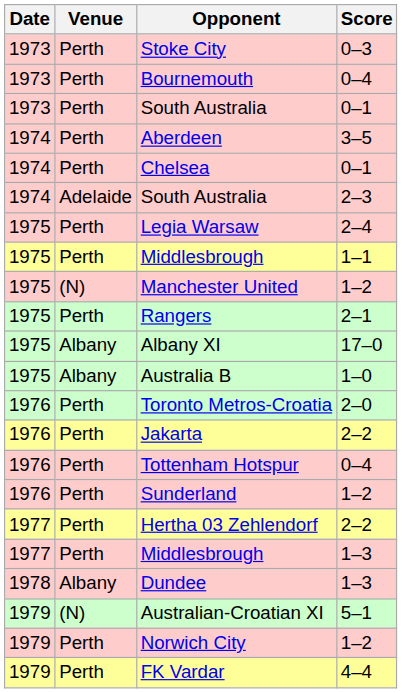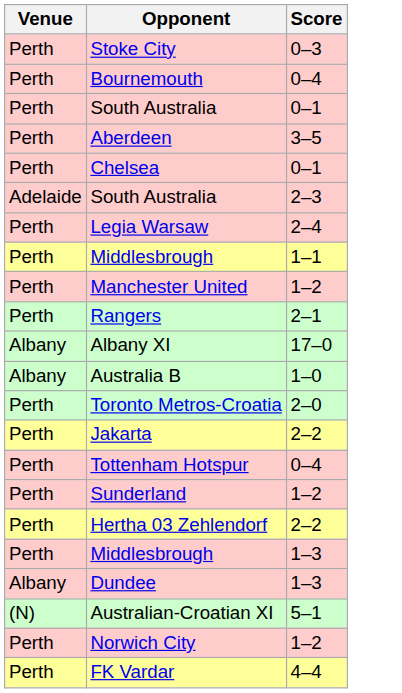- column: (30, 19)
(72, 286) (N) -> (31, 286) Perth
